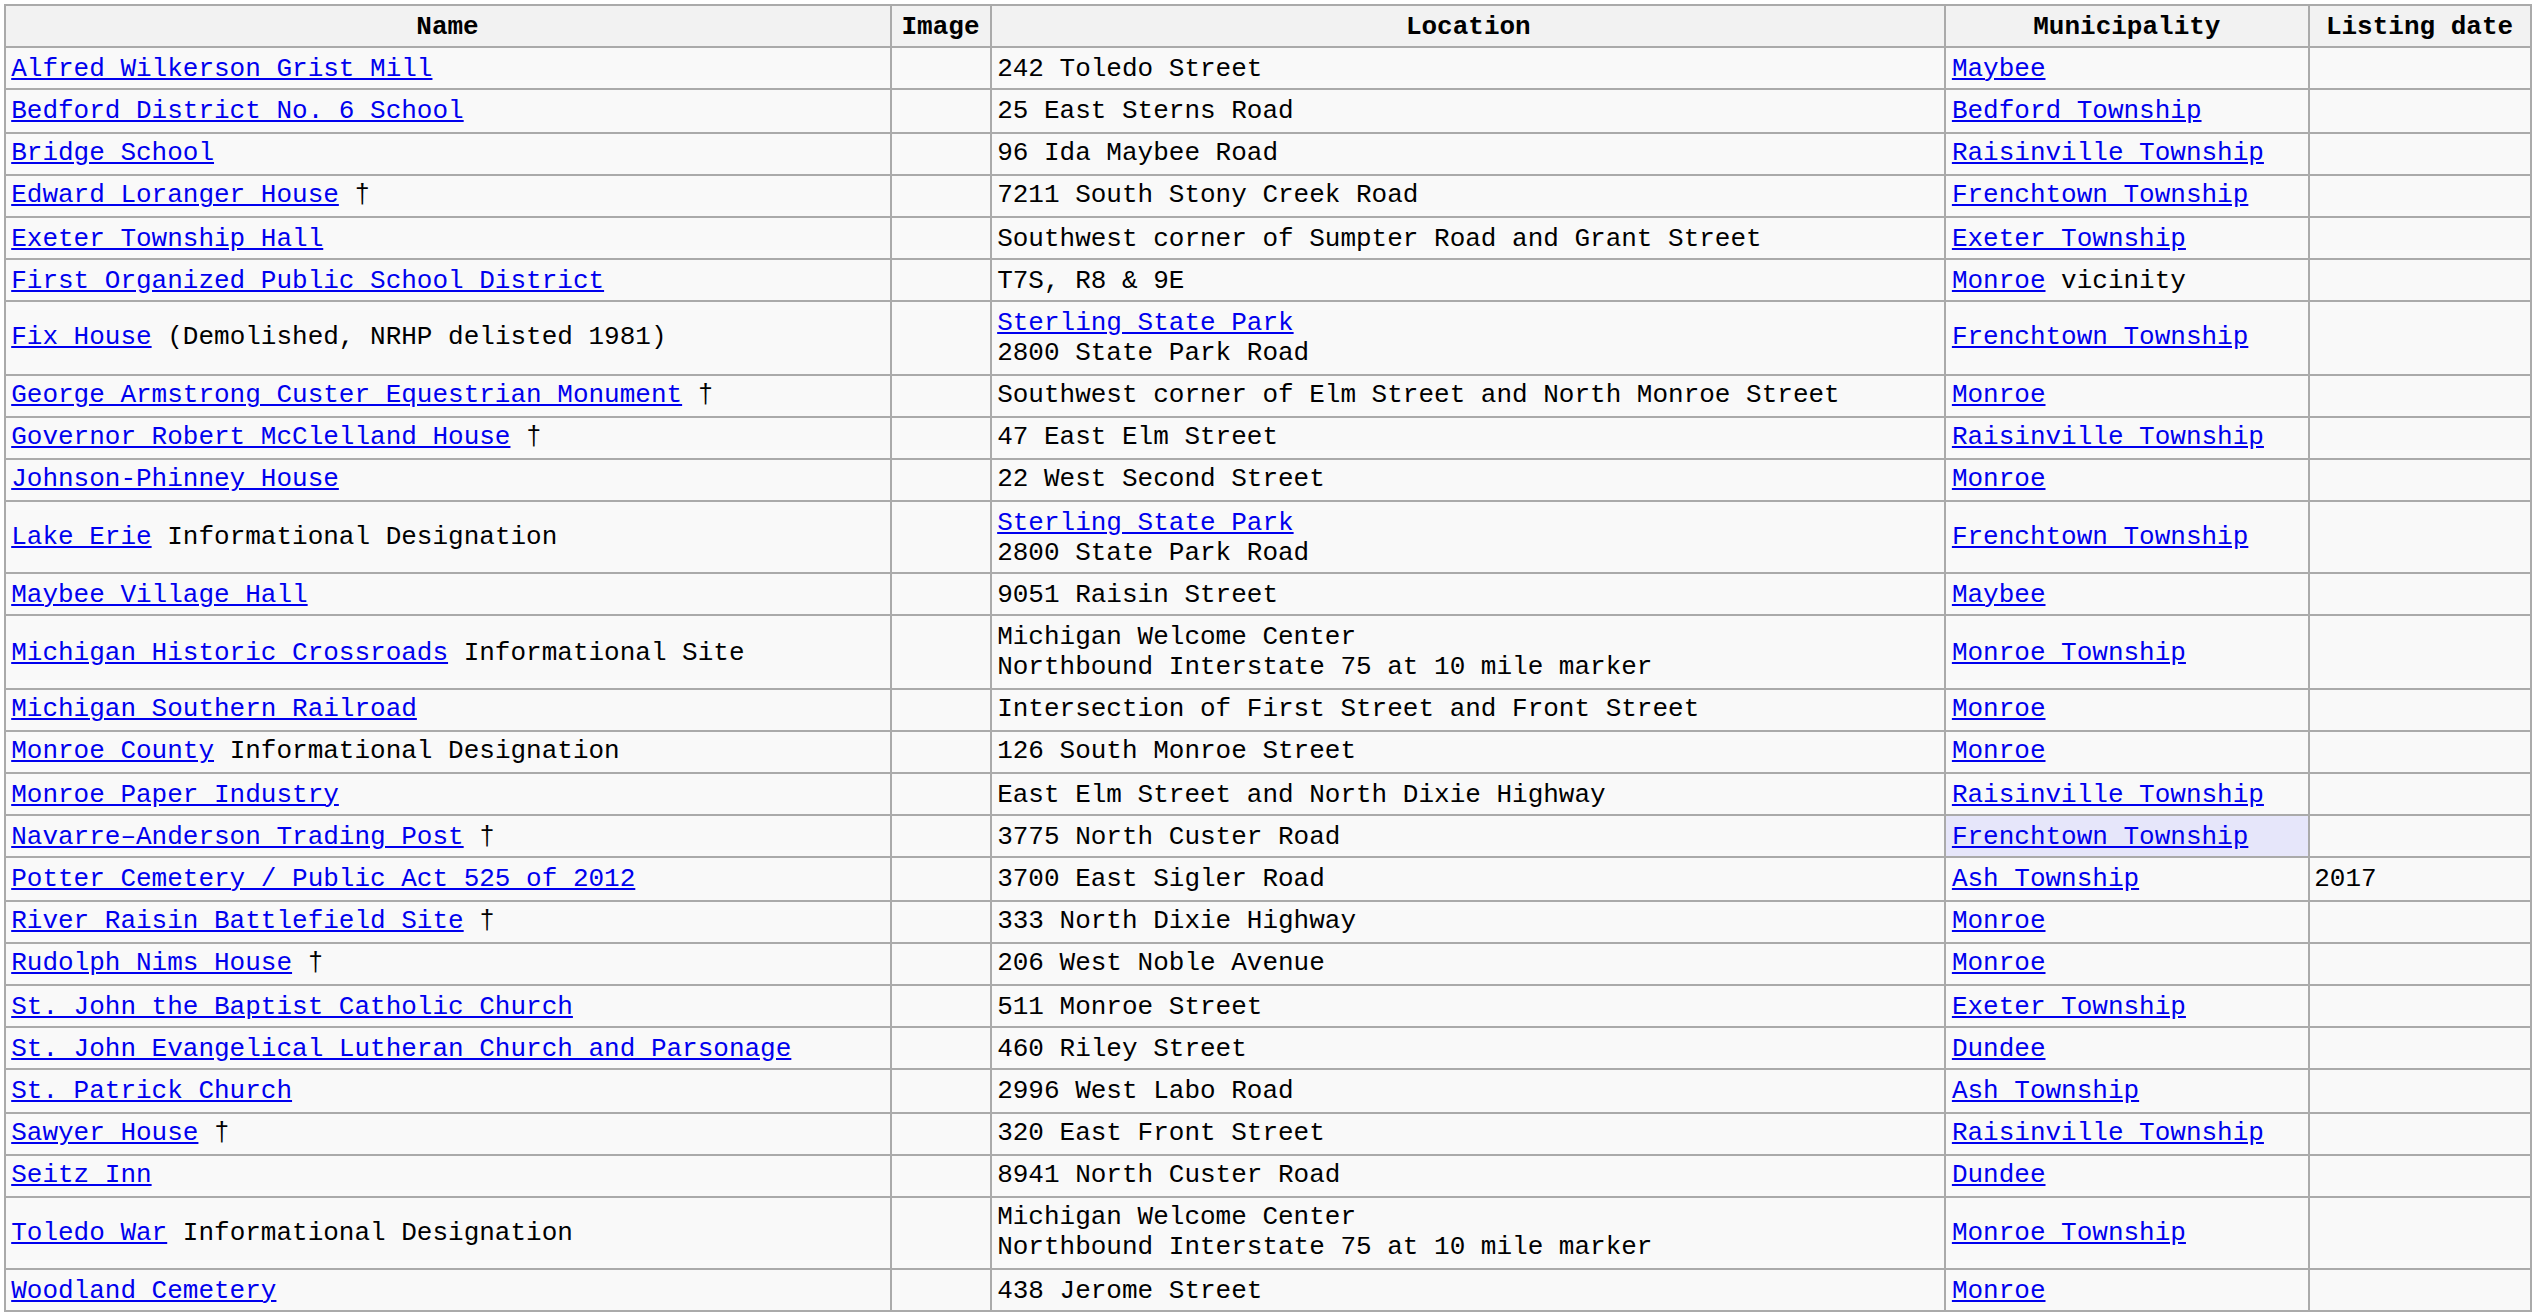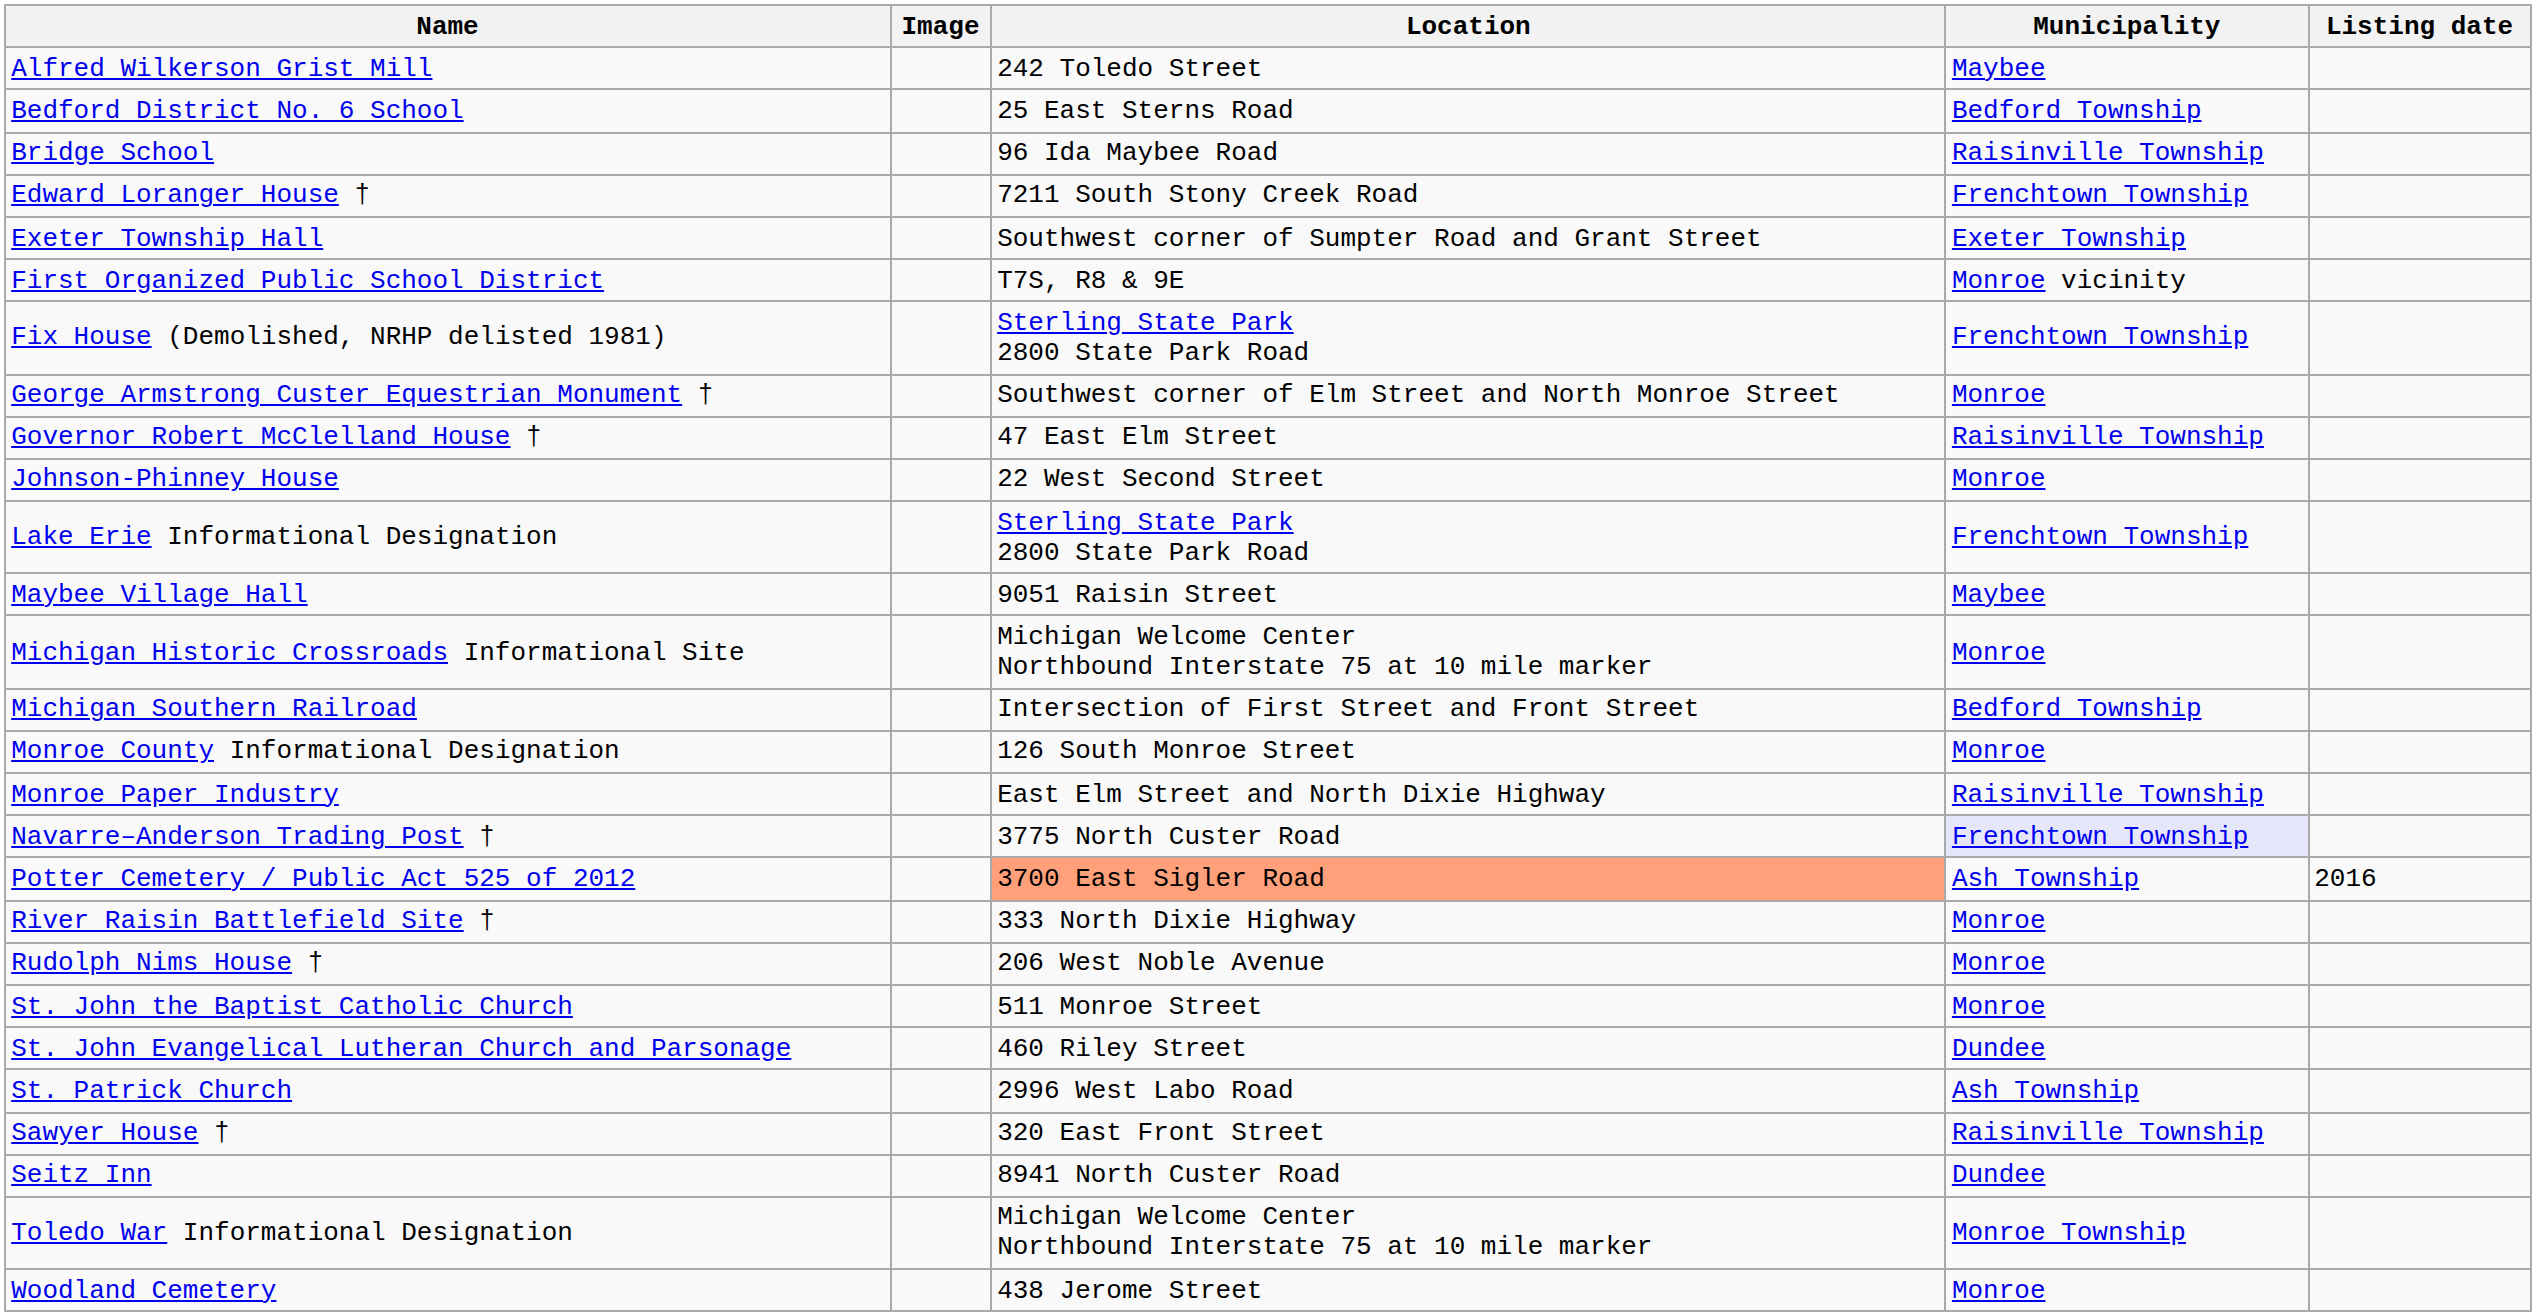(2069, 652) Monroe Township -> (1999, 652) Monroe
(1999, 709) Monroe -> (2077, 709) Bedford Township
(1161, 879) no background -> (1161, 879) lightsalmon background
(2345, 879) 2017 -> (2345, 879) 2016
(2069, 1006) Exeter Township -> (1999, 1006) Monroe
